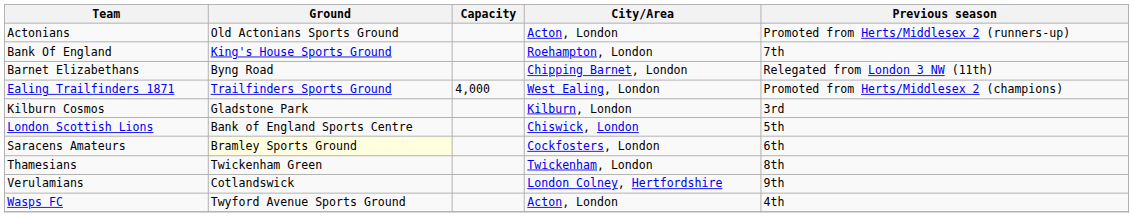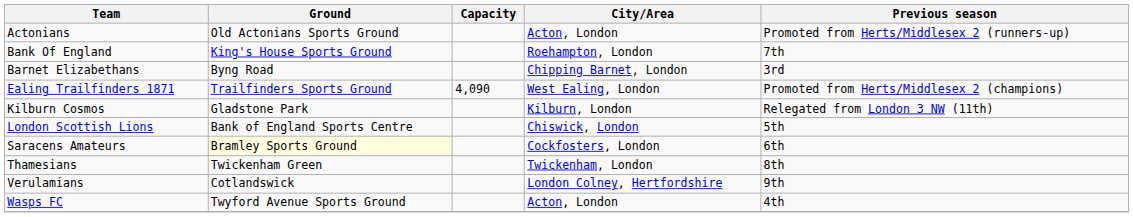(879, 70) Relegated from London 3 NW (11th) -> (774, 70) 3rd
(473, 89) 4,000 -> (473, 89) 4,090
(774, 108) 3rd -> (879, 108) Relegated from London 3 NW (11th)
